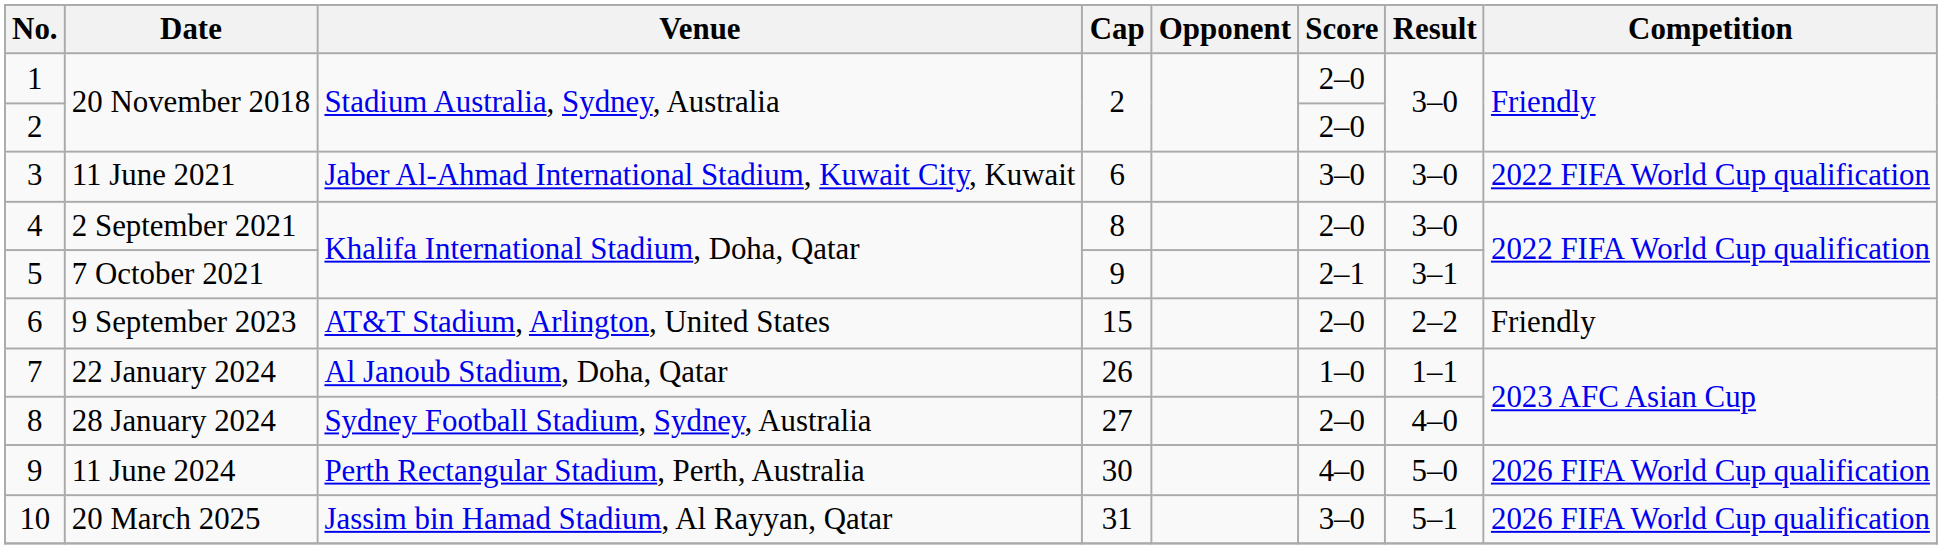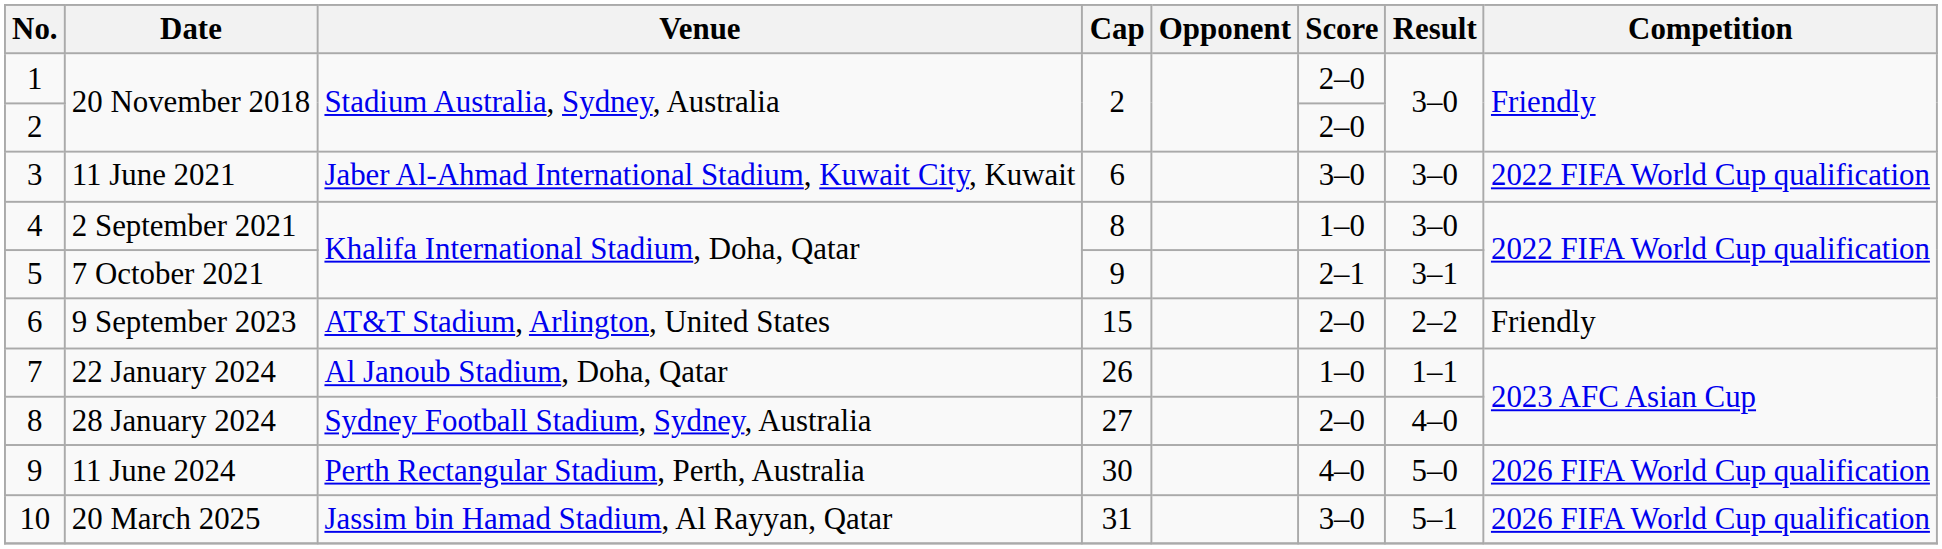(1342, 224) 2–0 -> (1342, 224) 1–0
